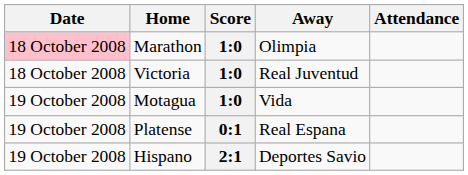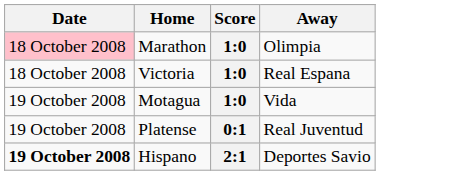- column: (417, 18)
(309, 73) Real Juventud -> (307, 73) Real Espana
(302, 128) Real Espana -> (313, 128) Real Juventud
(67, 156) normal -> (69, 156) bold
